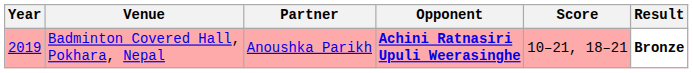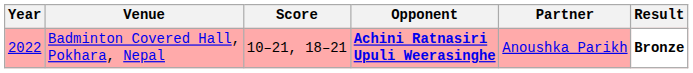columns swapped: (309, 16) <-> (577, 16)
(25, 48) 2019 -> (25, 48) 2022
